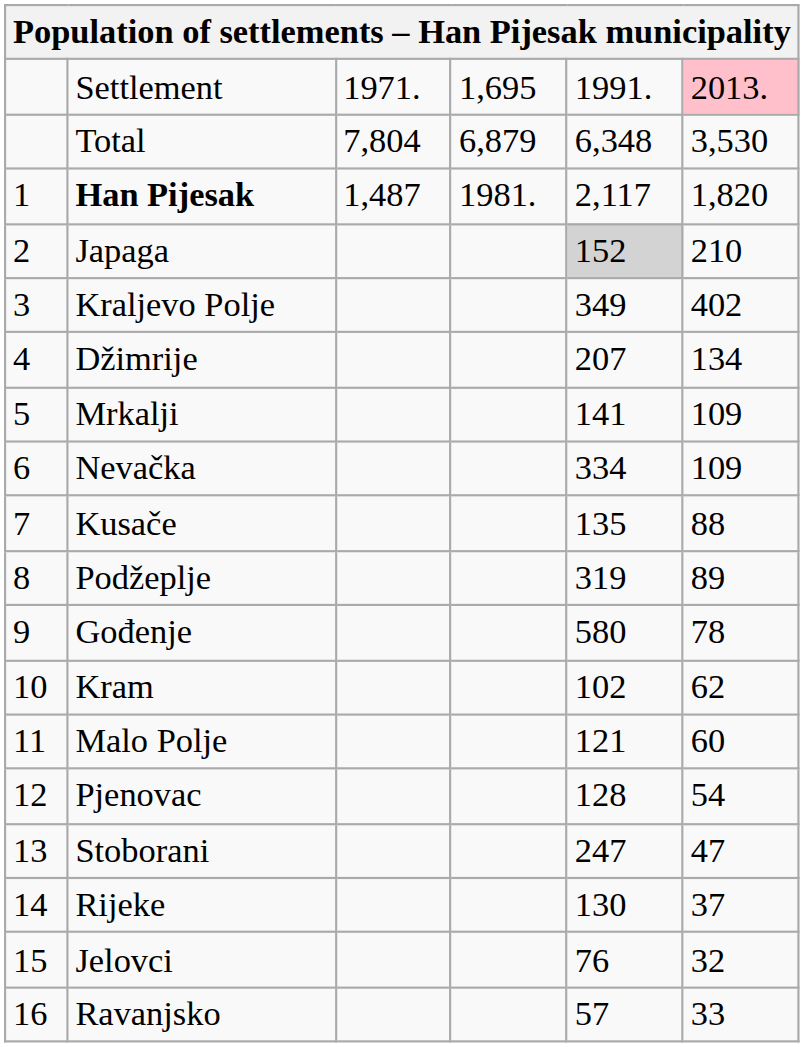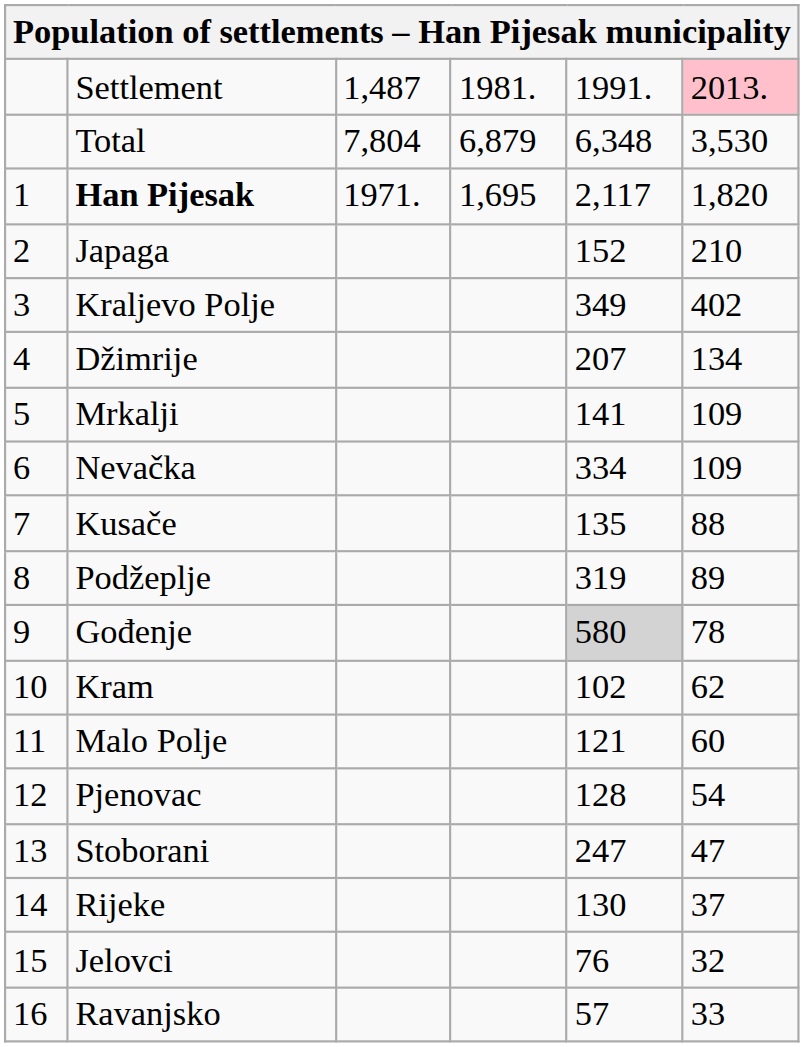(382, 86) 1971. -> (382, 86) 1,487
(498, 86) 1,695 -> (498, 86) 1981.
(382, 195) 1,487 -> (382, 195) 1971.
(498, 195) 1981. -> (498, 195) 1,695
(601, 250) lightgrey background -> (601, 250) no background
(601, 631) no background -> (601, 631) lightgrey background
